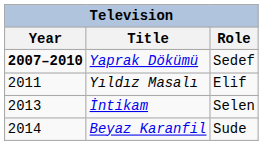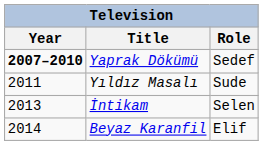(230, 84) Elif -> (230, 84) Sude
(230, 129) Sude -> (230, 129) Elif
